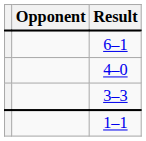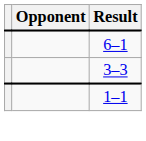- row: (115, 70)
